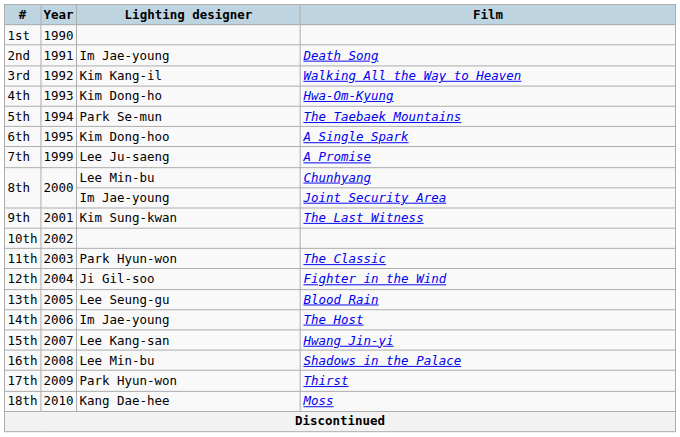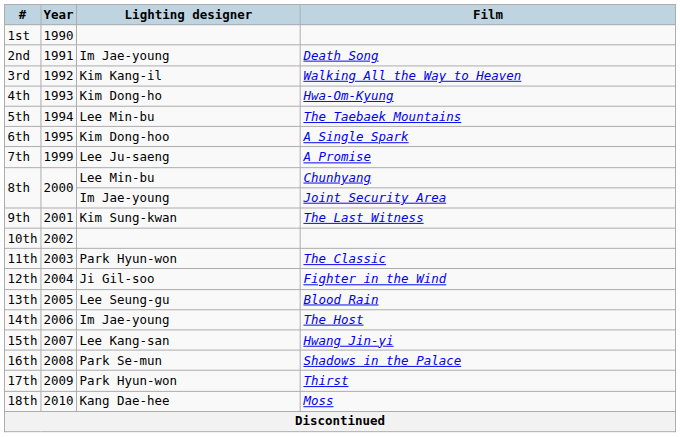(121, 116) Park Se-mun -> (117, 116) Lee Min-bu
(117, 360) Lee Min-bu -> (121, 360) Park Se-mun
